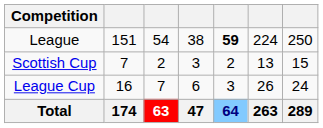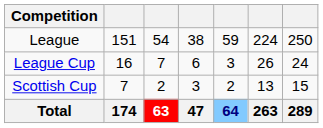(231, 39) bold -> (231, 39) normal
rows swapped: (54, 63) <-> (54, 87)
